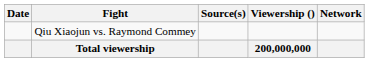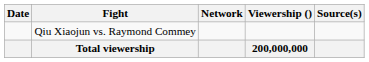columns swapped: (341, 13) <-> (223, 13)
